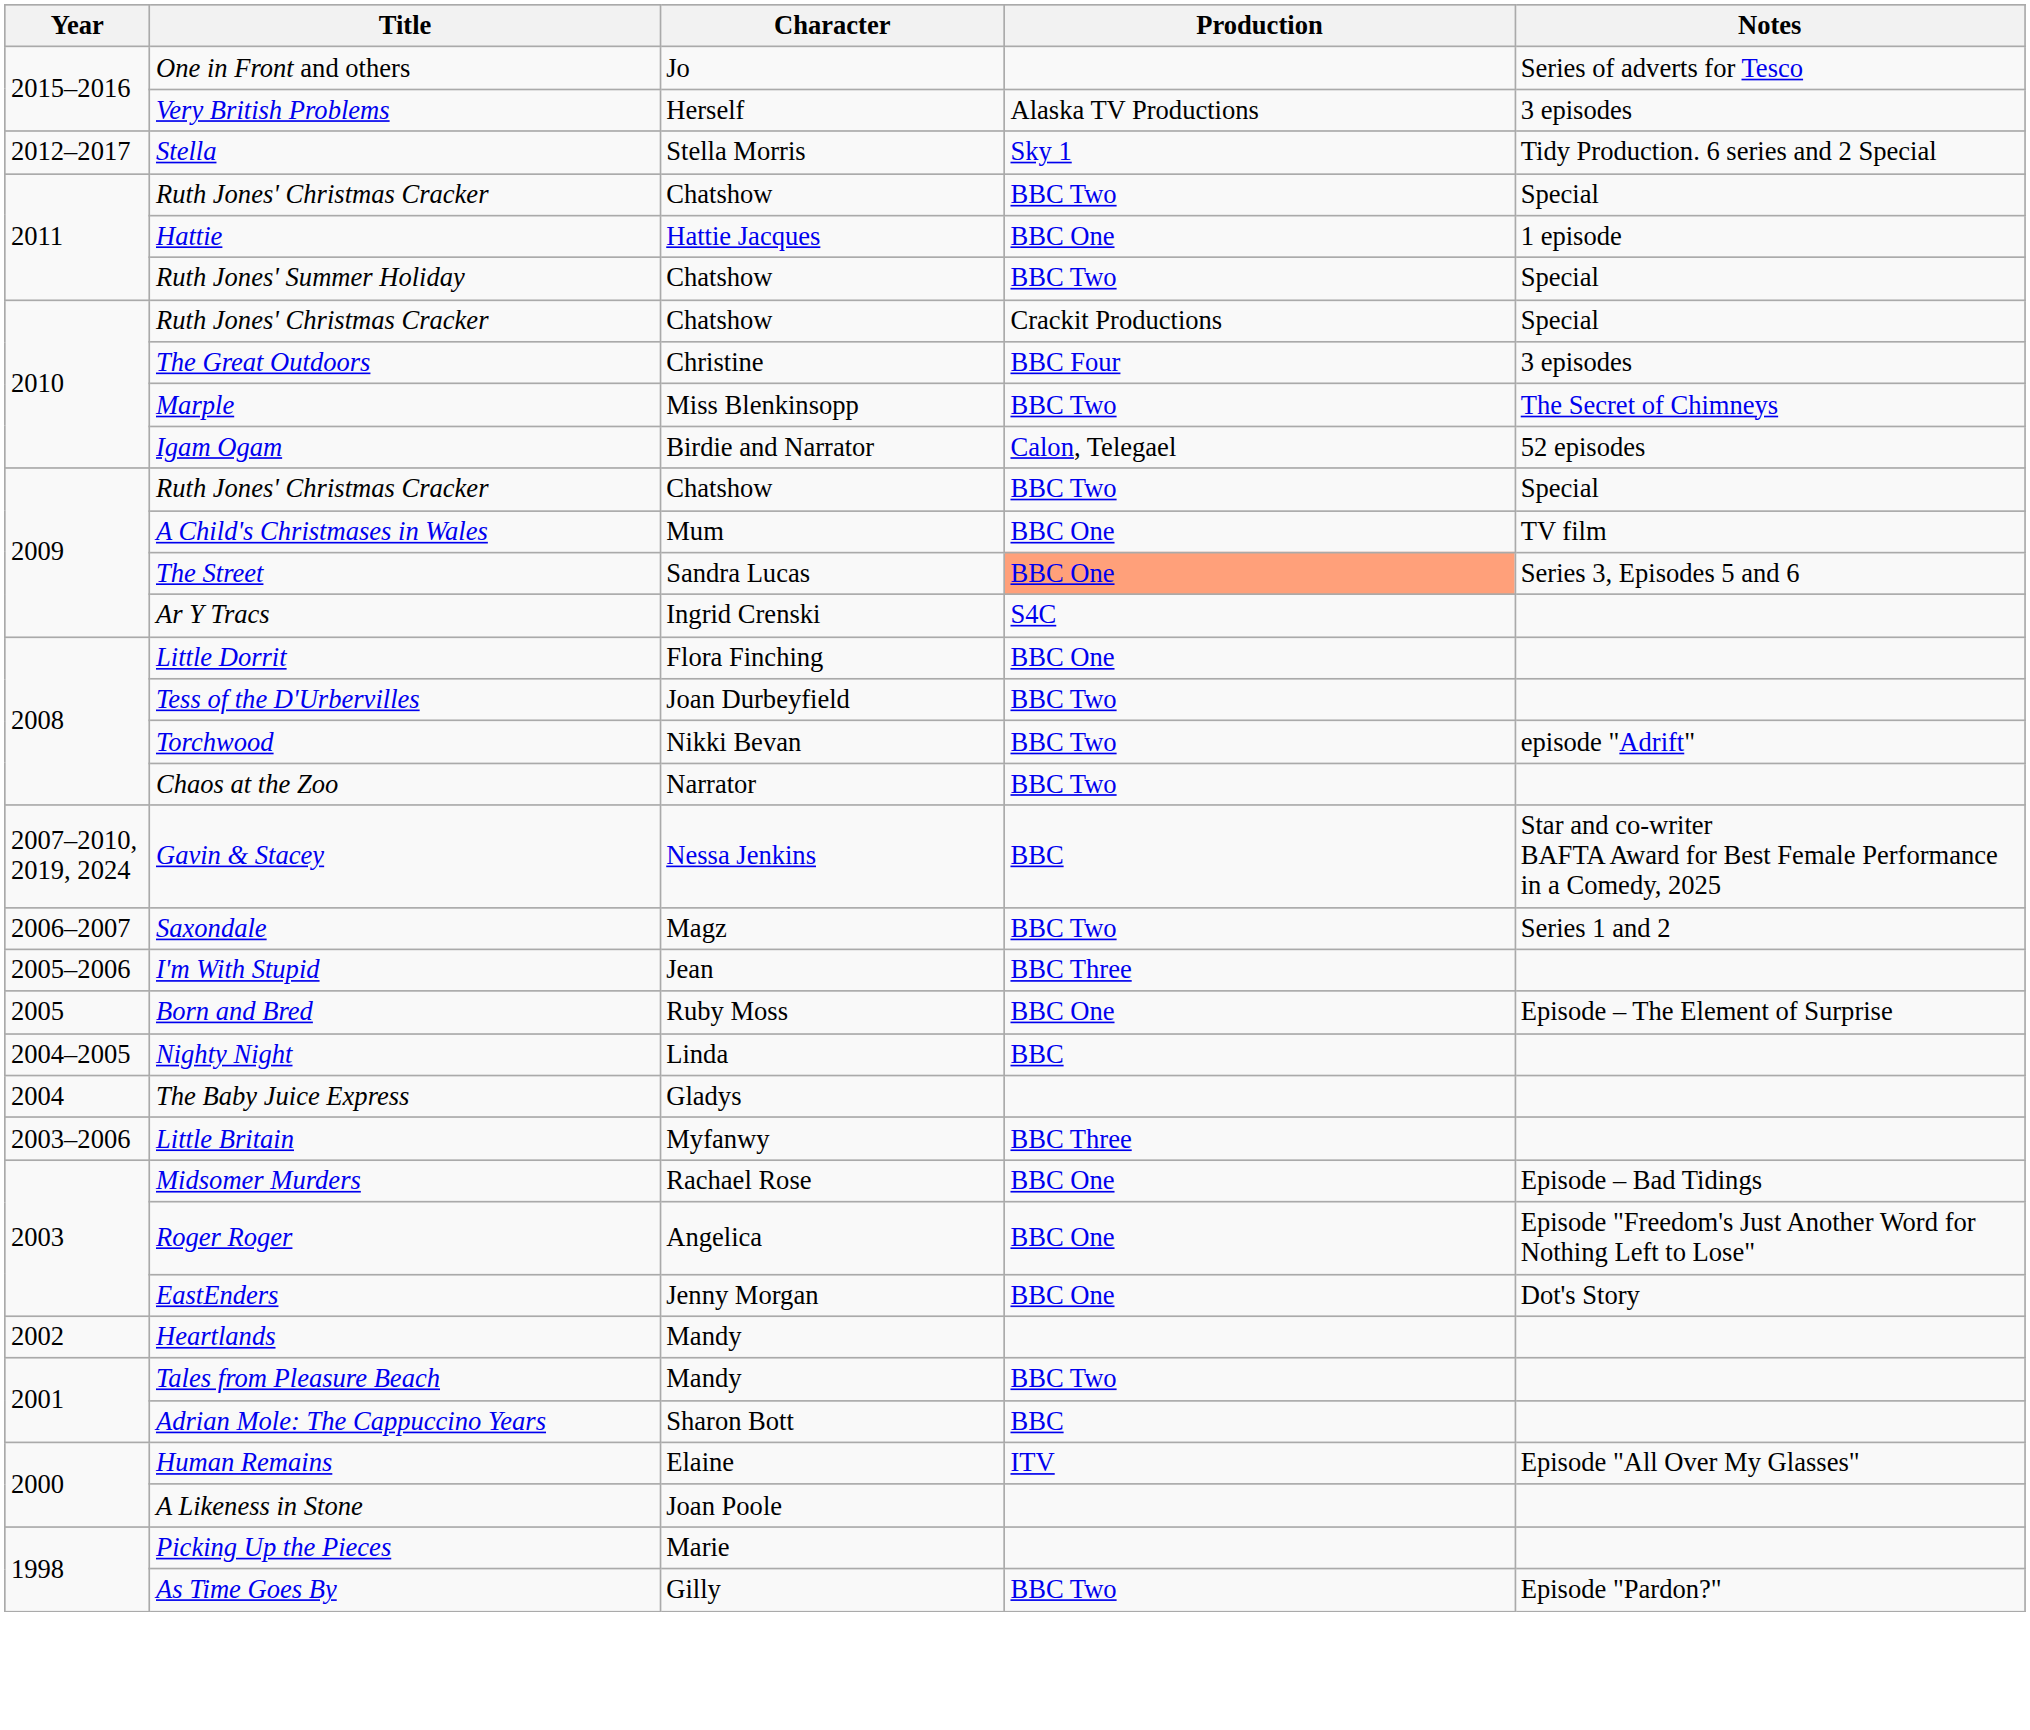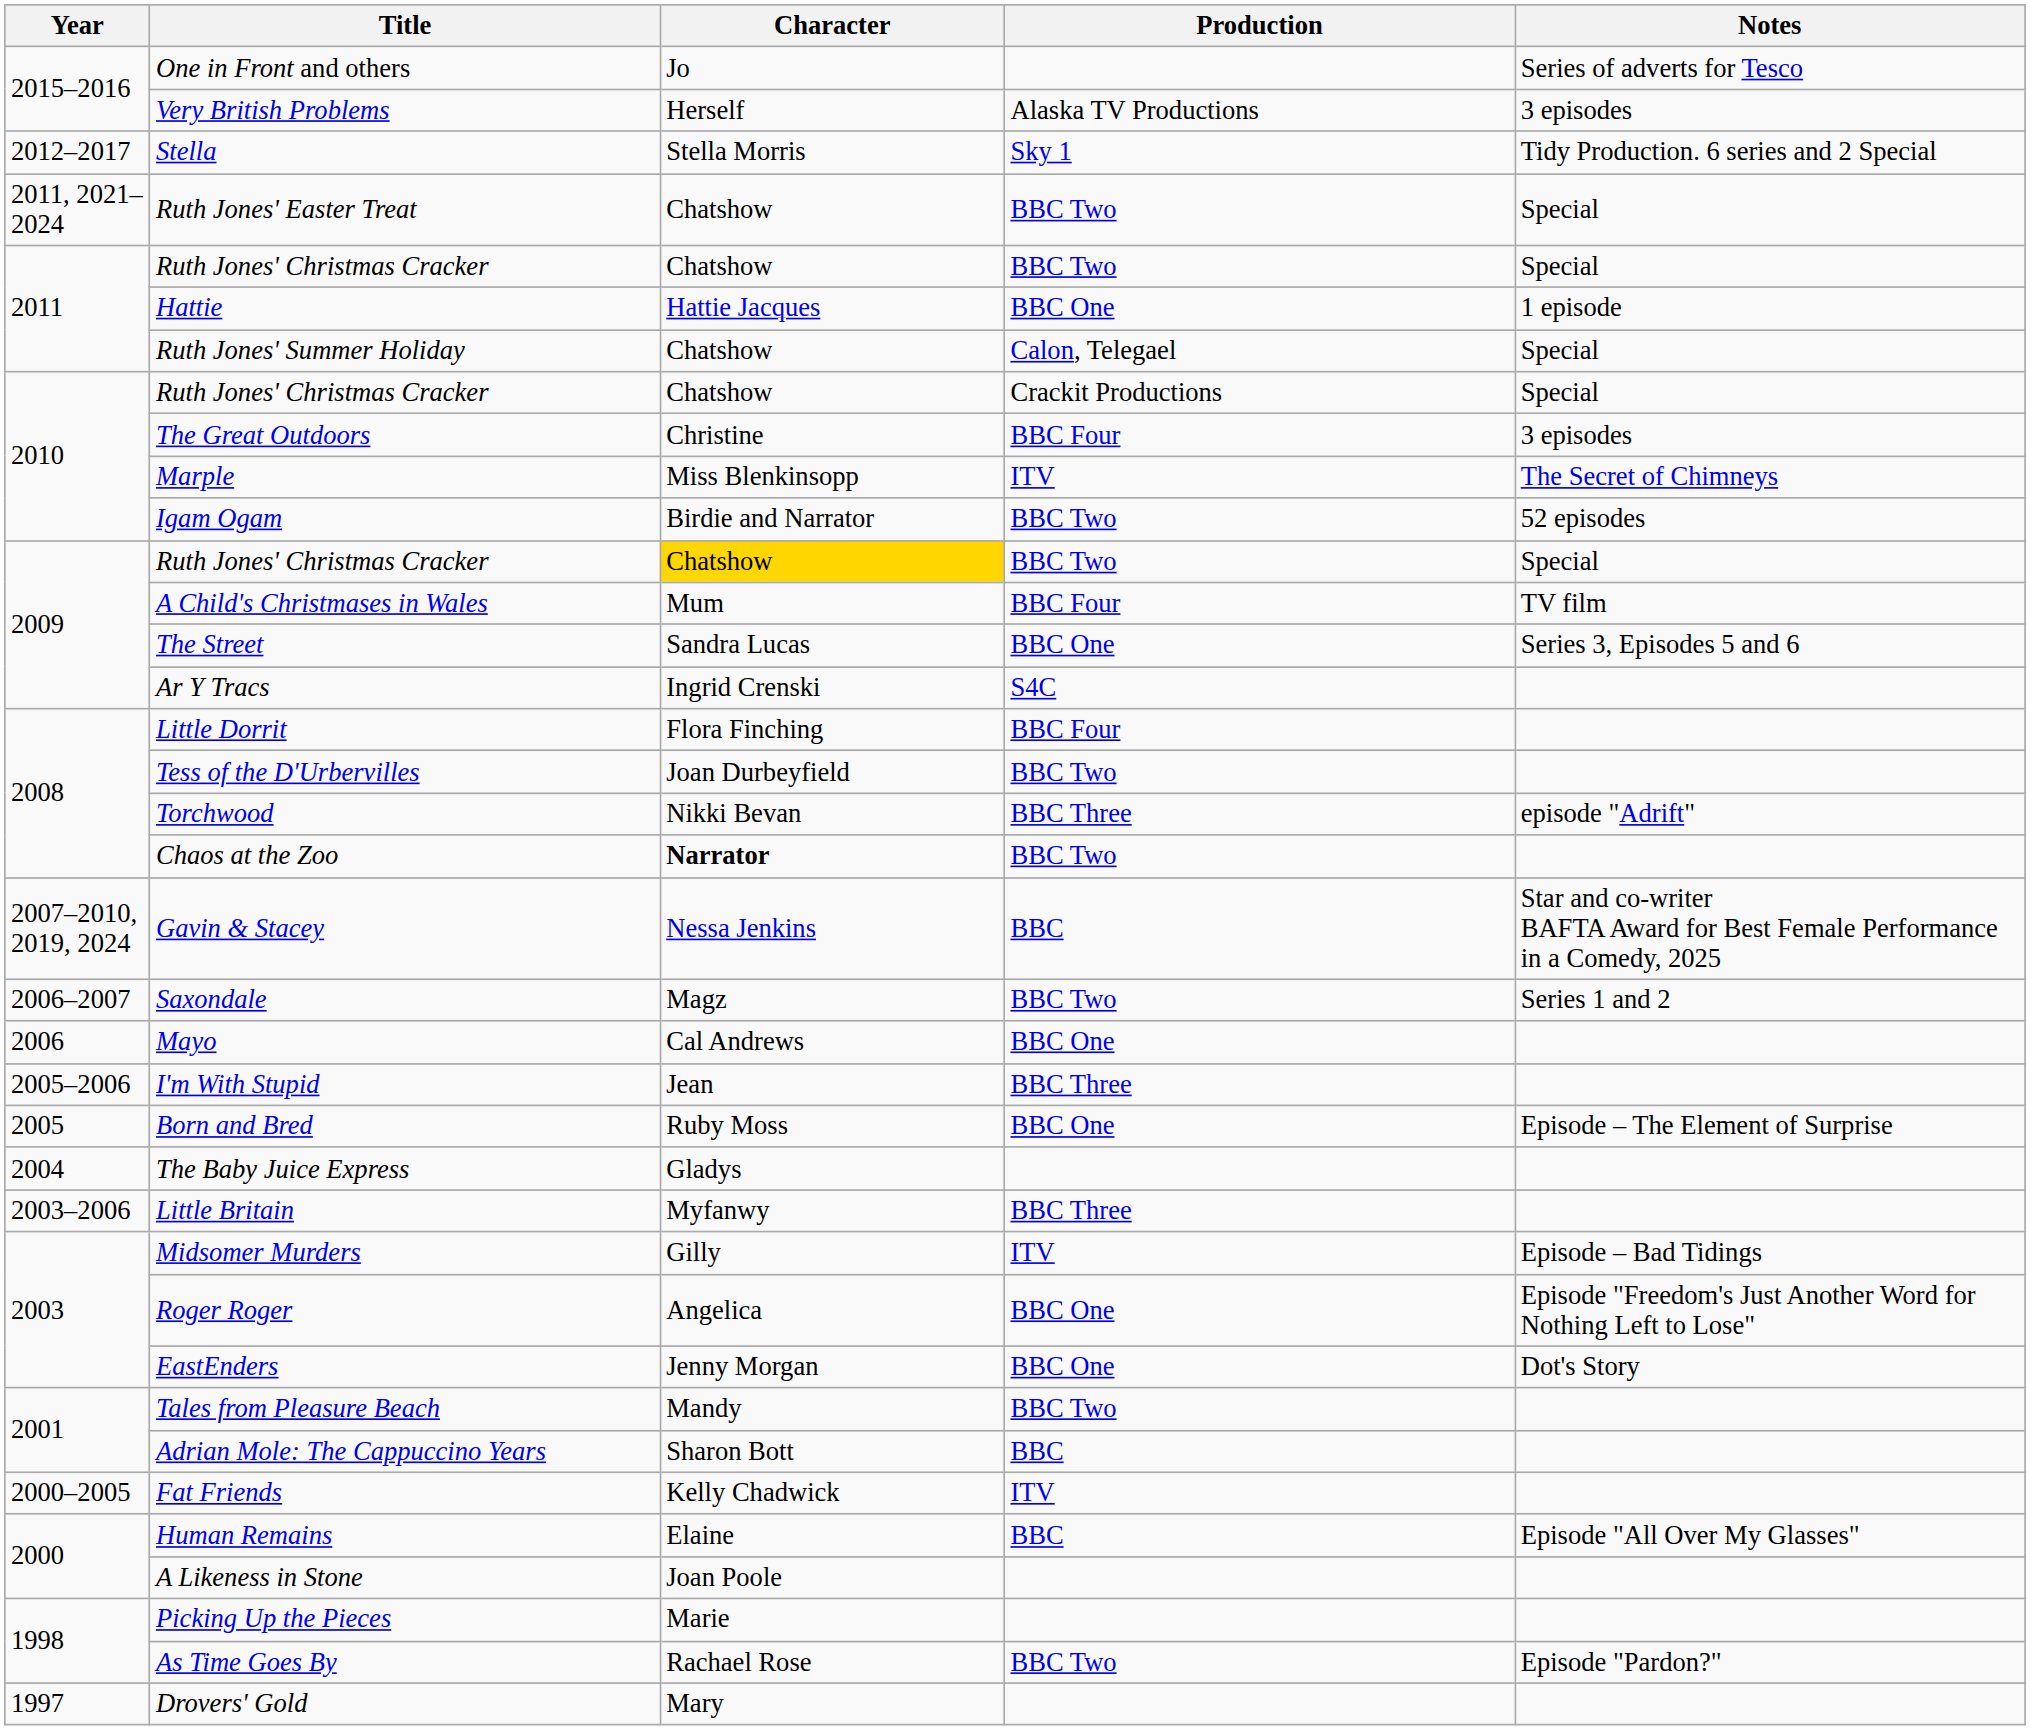+ row: (77, 208)
(1064, 278) BBC Two -> (1093, 350) Calon, Telegael
(1064, 404) BBC Two -> (1033, 476) ITV
(1093, 446) Calon, Telegael -> (1064, 518) BBC Two
(719, 488) no background -> (719, 560) gold background
(1062, 531) BBC One -> (1065, 603) BBC Four
(1062, 573) lightsalmon background -> (1062, 645) no background
(1062, 657) BBC One -> (1065, 729) BBC Four
(1064, 741) BBC Two -> (1071, 813) BBC Three
(711, 783) normal -> (718, 855) bold
+ row: (38, 1041)
- row: (71, 1054)
(739, 1180) Rachael Rose -> (694, 1252) Gilly
(1062, 1180) BBC One -> (1033, 1252) ITV
- row: (38, 1336)
+ row: (71, 1493)
(1033, 1463) ITV -> (1037, 1535) BBC
(694, 1589) Gilly -> (739, 1661) Rachael Rose
+ row: (38, 1703)
